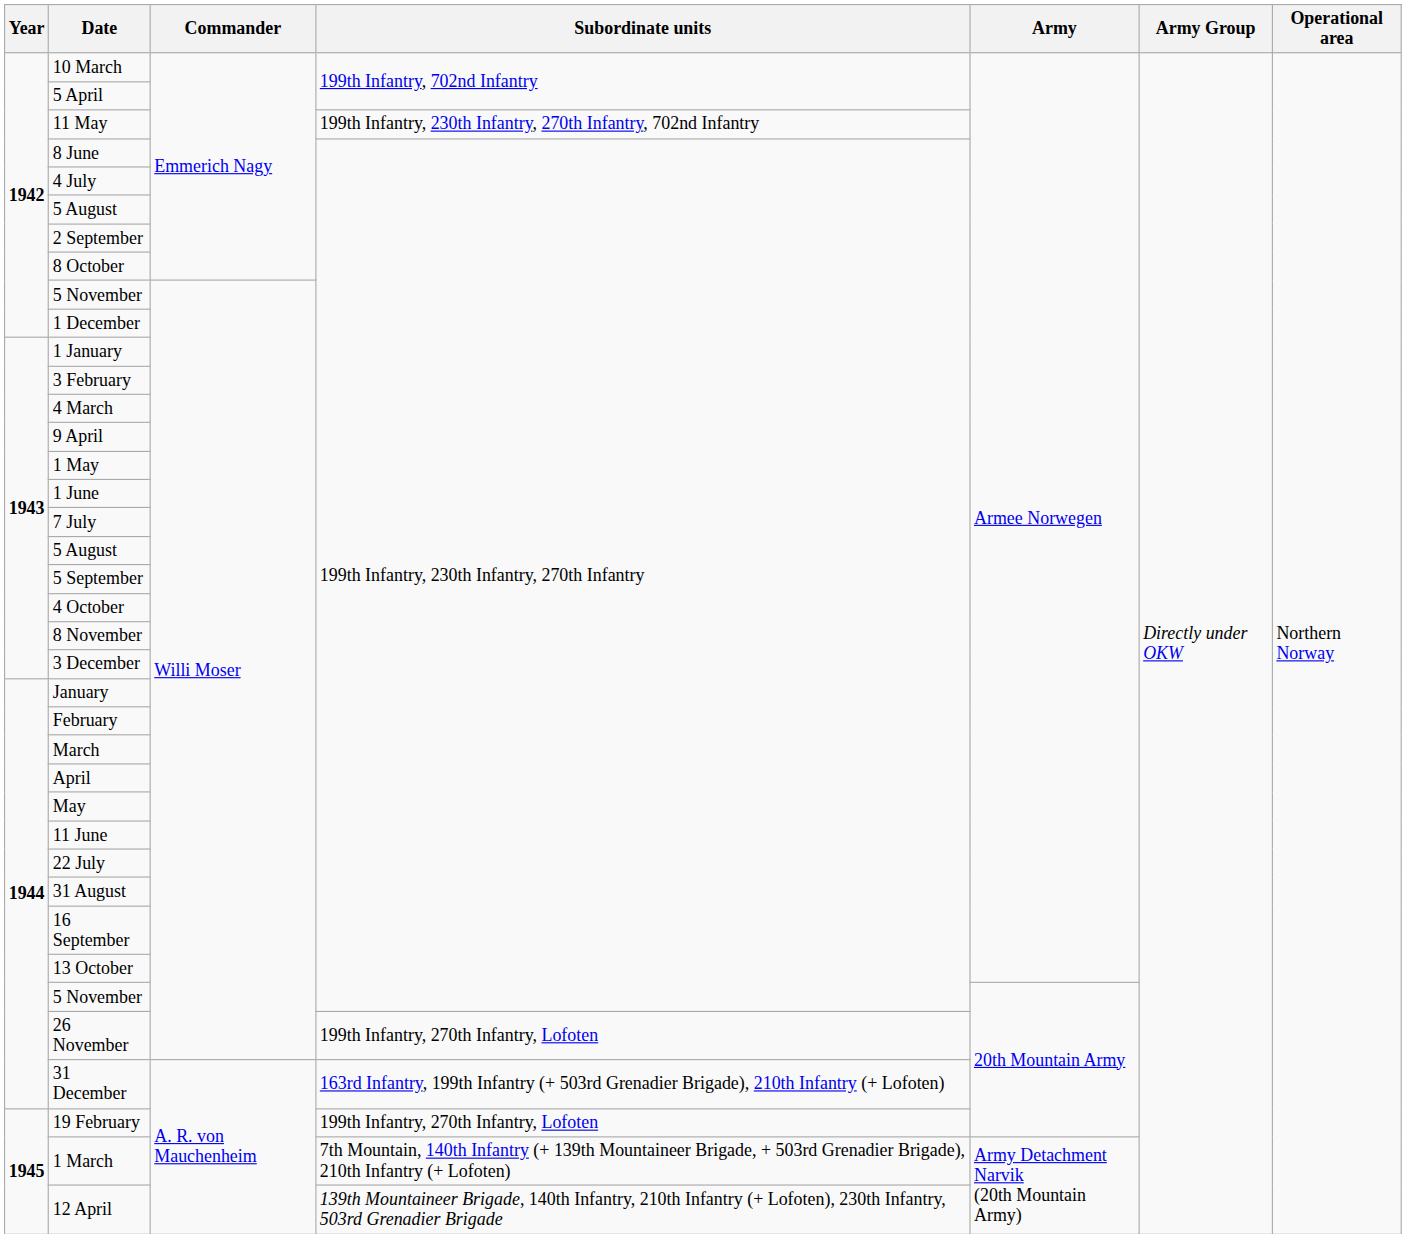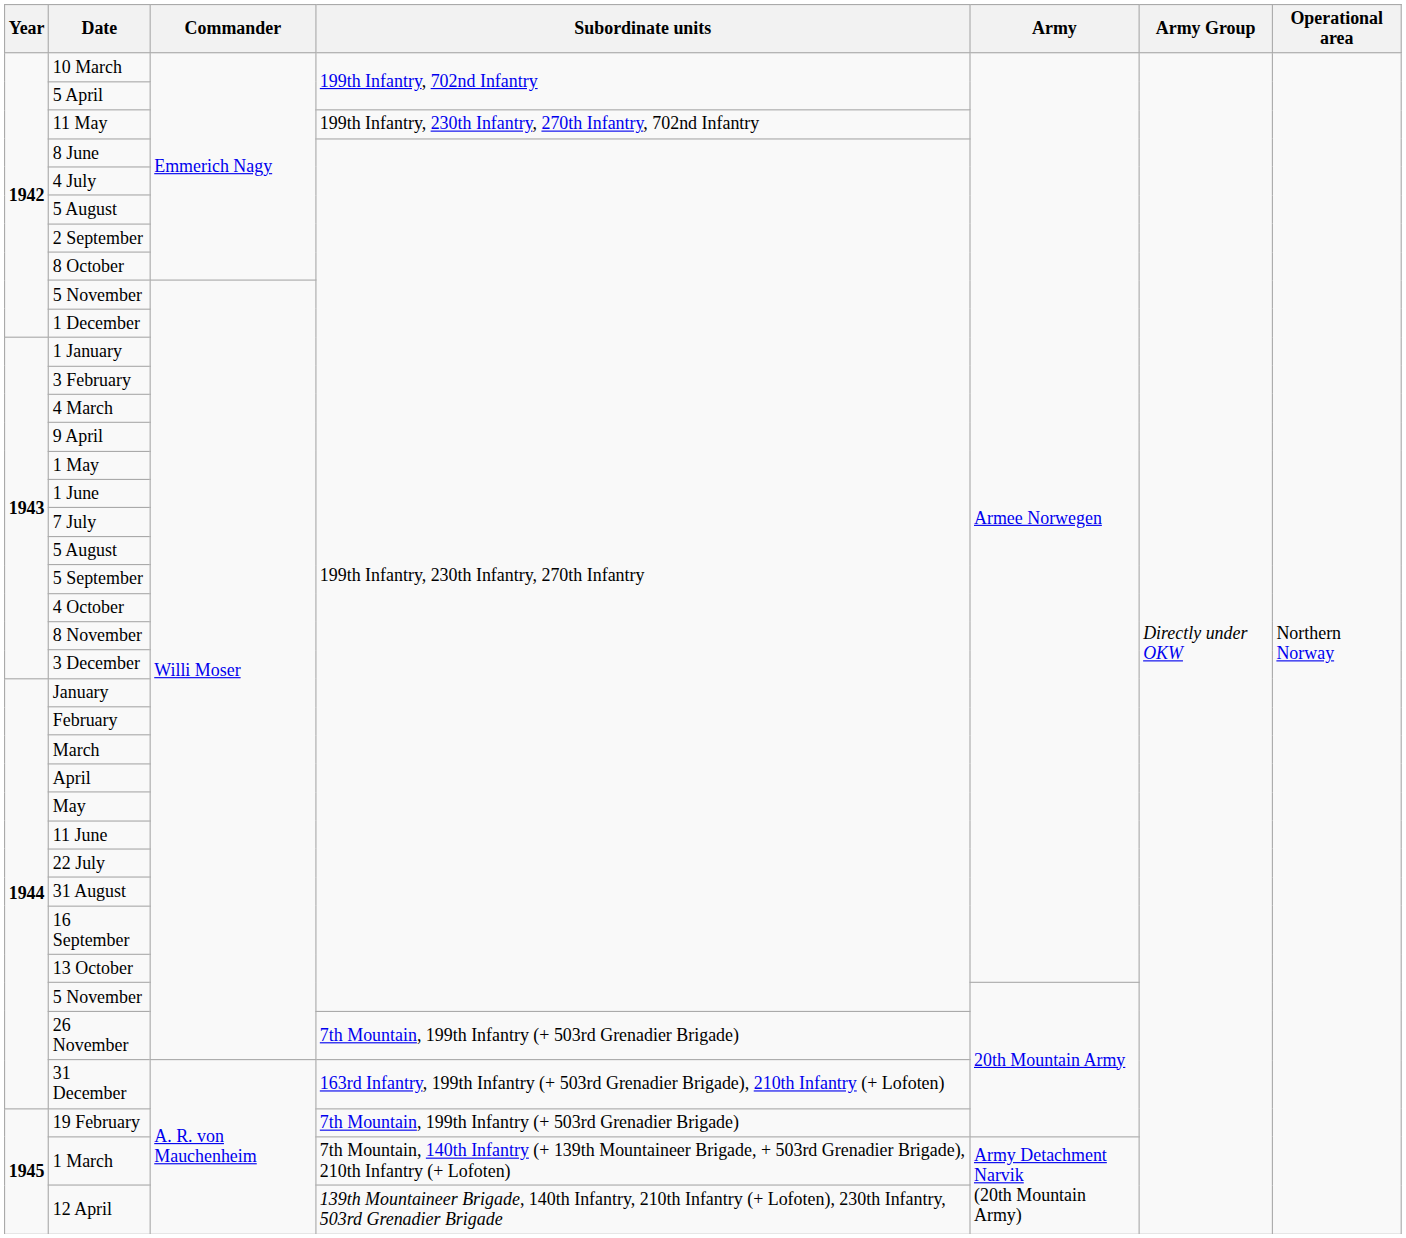(459, 1035) 199th Infantry, 270th Infantry, Lofoten -> (529, 1035) 7th Mountain, 199th Infantry (+ 503rd Grenadier Brigade)
(459, 1122) 199th Infantry, 270th Infantry, Lofoten -> (529, 1122) 7th Mountain, 199th Infantry (+ 503rd Grenadier Brigade)
